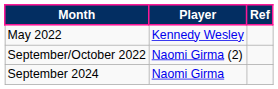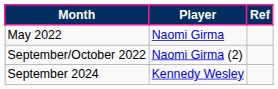(198, 35) Kennedy Wesley -> (188, 35) Naomi Girma
(188, 74) Naomi Girma -> (198, 74) Kennedy Wesley
